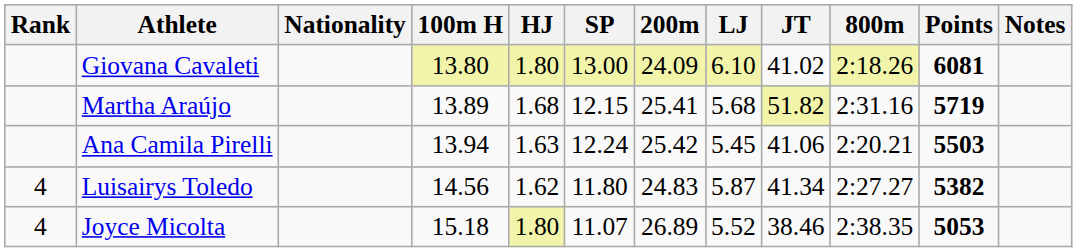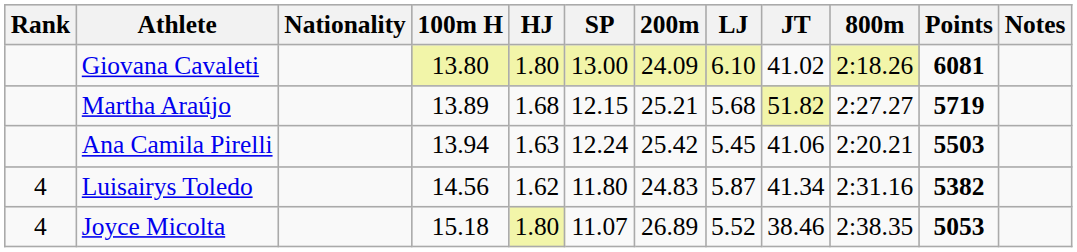(670, 105) 25.41 -> (670, 105) 25.21
(875, 105) 2:31.16 -> (875, 105) 2:27.27
(875, 186) 2:27.27 -> (875, 186) 2:31.16
